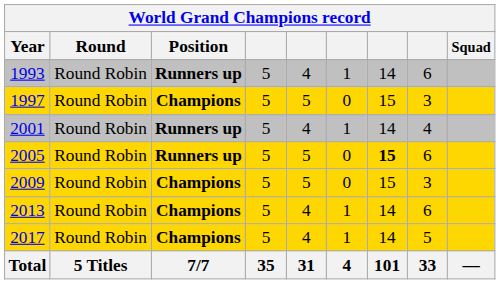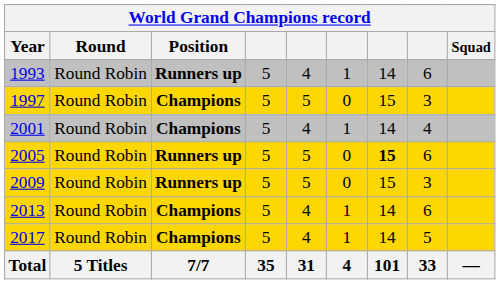(198, 127) Runners up -> (198, 127) Champions
(198, 182) Champions -> (198, 182) Runners up
